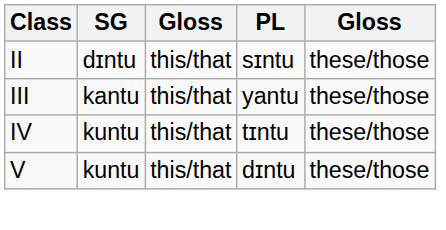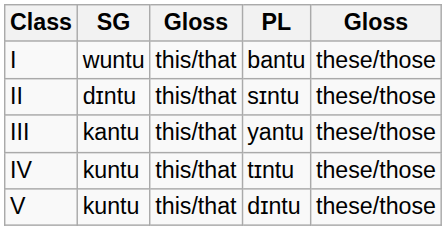+ row: (13, 59)
